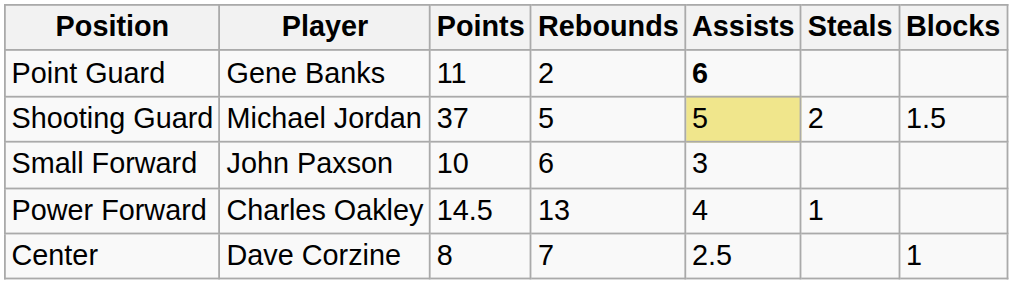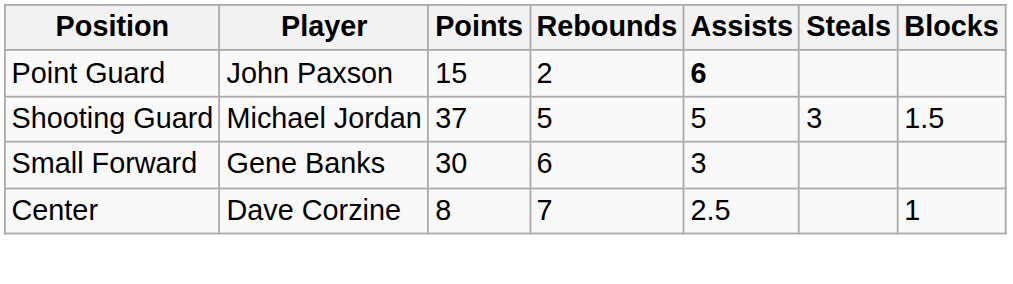(306, 73) Gene Banks -> (310, 73) John Paxson
(452, 73) 11 -> (451, 73) 15
(700, 118) khaki background -> (698, 118) no background
(816, 118) 2 -> (814, 118) 3
(310, 164) John Paxson -> (306, 164) Gene Banks
(453, 164) 10 -> (451, 164) 30
- row: (109, 210)
